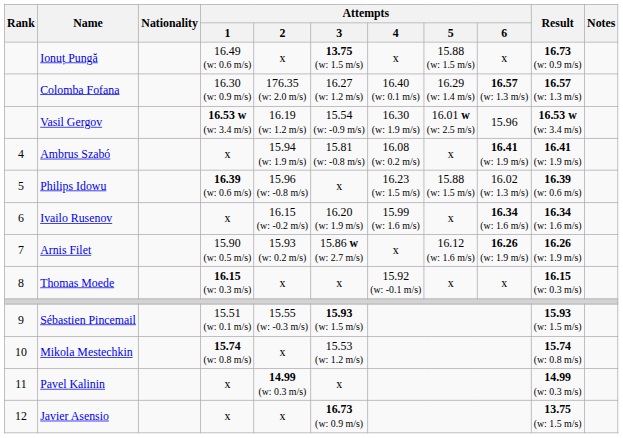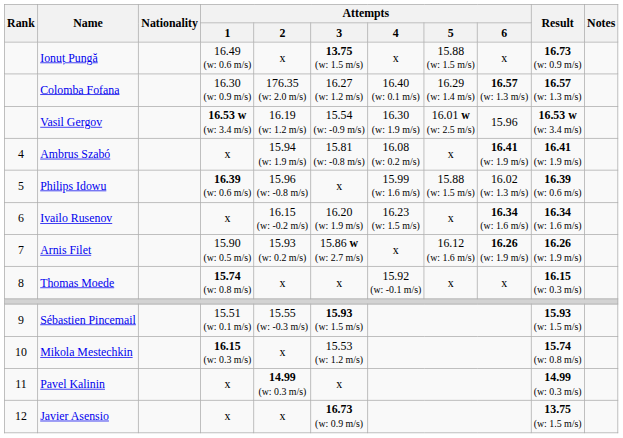(396, 186) 16.23 (w: 1.5 m/s) -> (396, 186) 15.99 (w: 1.6 m/s)
(396, 218) 15.99 (w: 1.6 m/s) -> (396, 218) 16.23 (w: 1.5 m/s)
(227, 282) 16.15 (w: 0.3 m/s) -> (227, 282) 15.74 (w: 0.8 m/s)
(227, 352) 15.74 (w: 0.8 m/s) -> (227, 352) 16.15 (w: 0.3 m/s)
